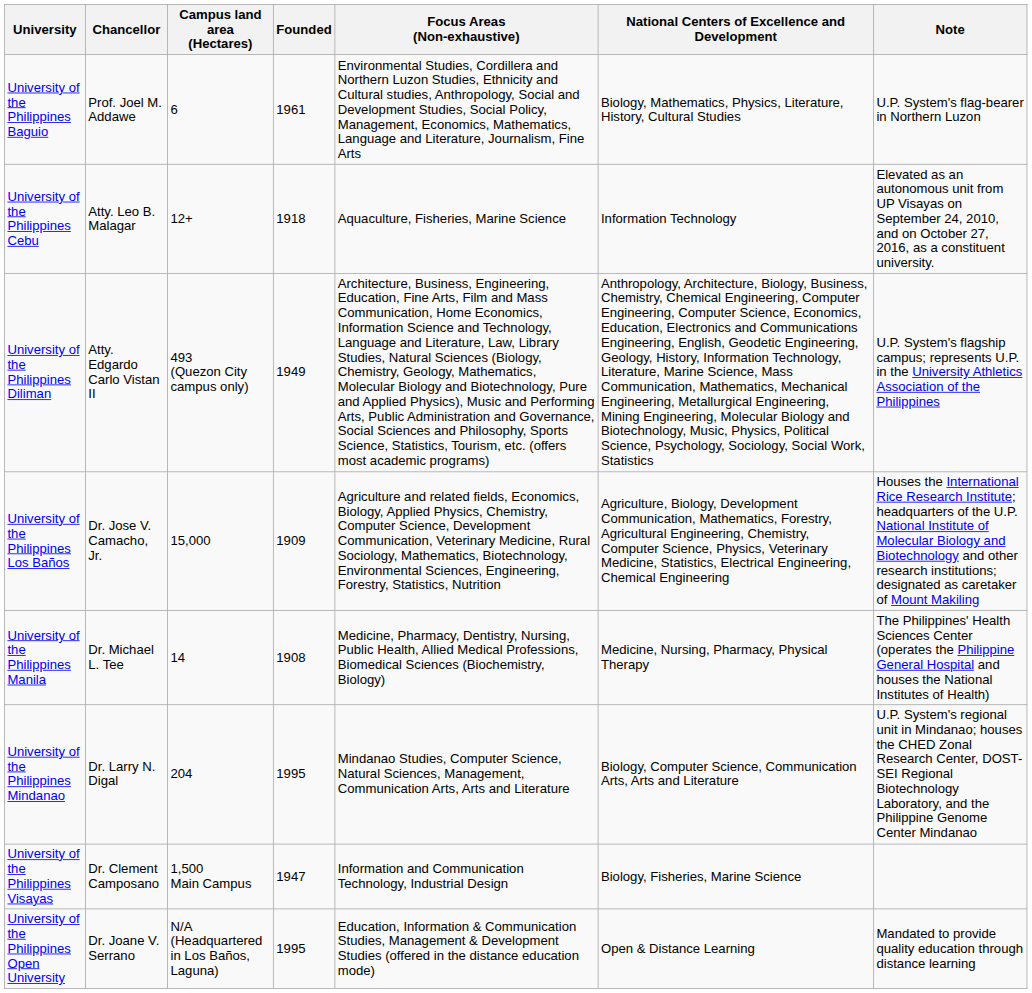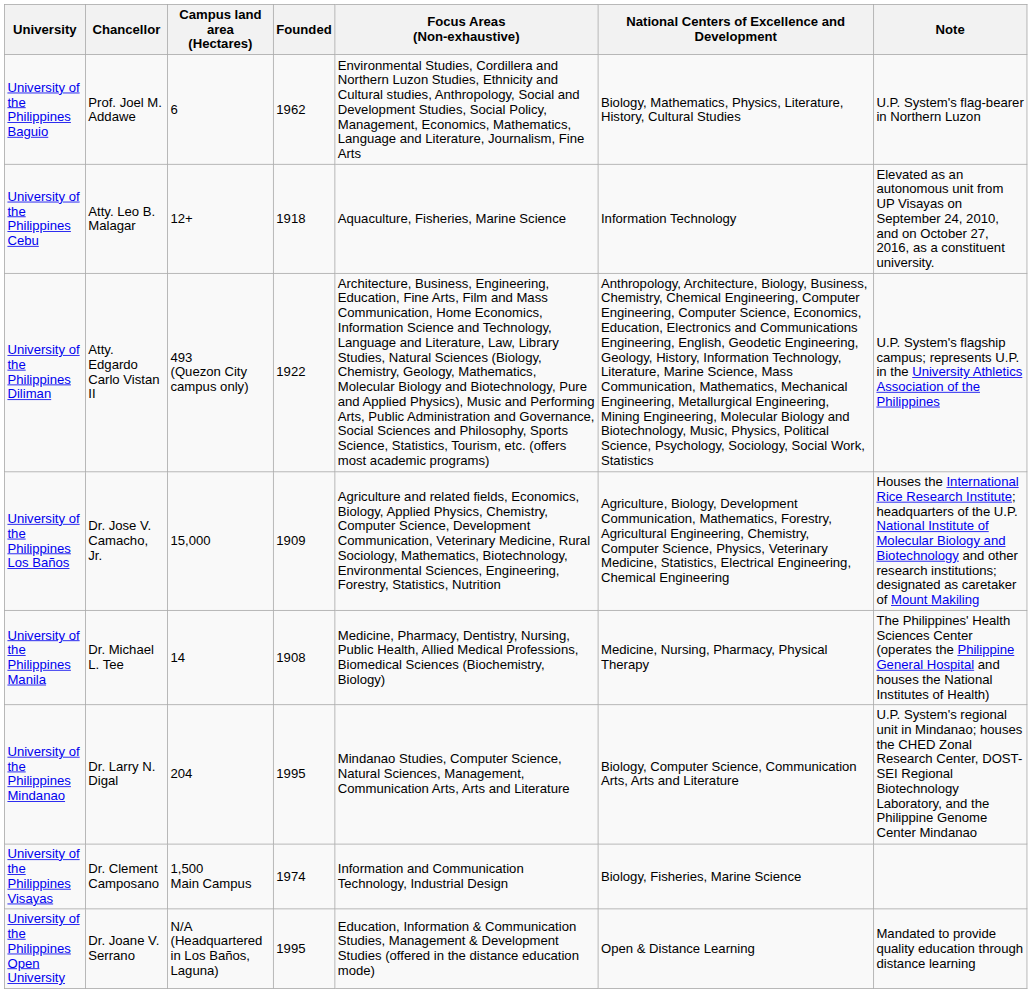(291, 109) 1961 -> (291, 109) 1962
(291, 372) 1949 -> (291, 372) 1922
(291, 876) 1947 -> (291, 876) 1974
